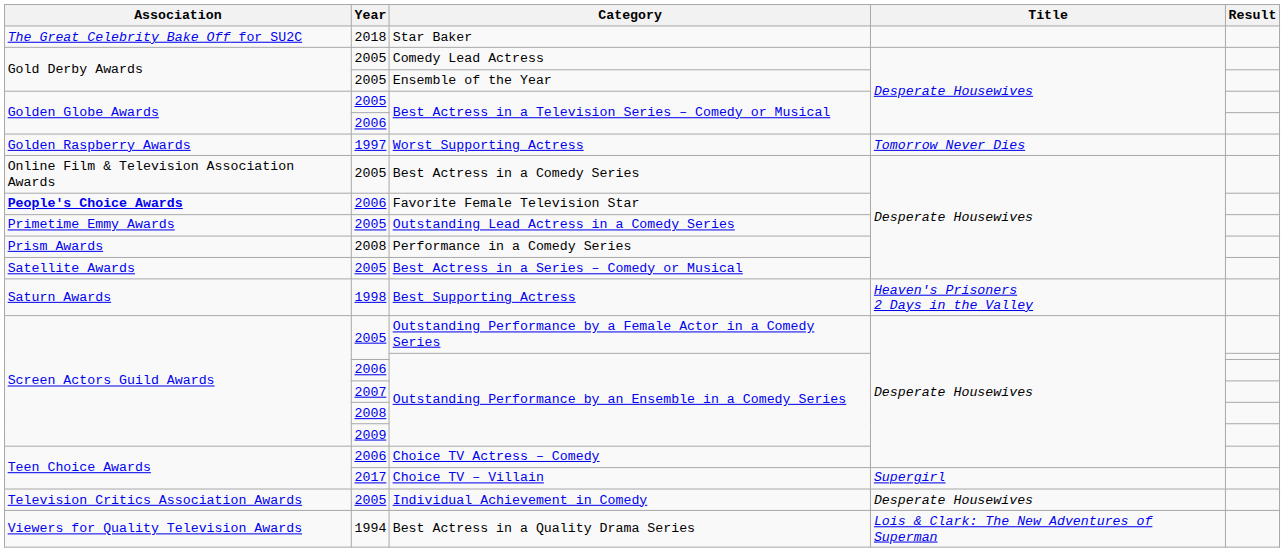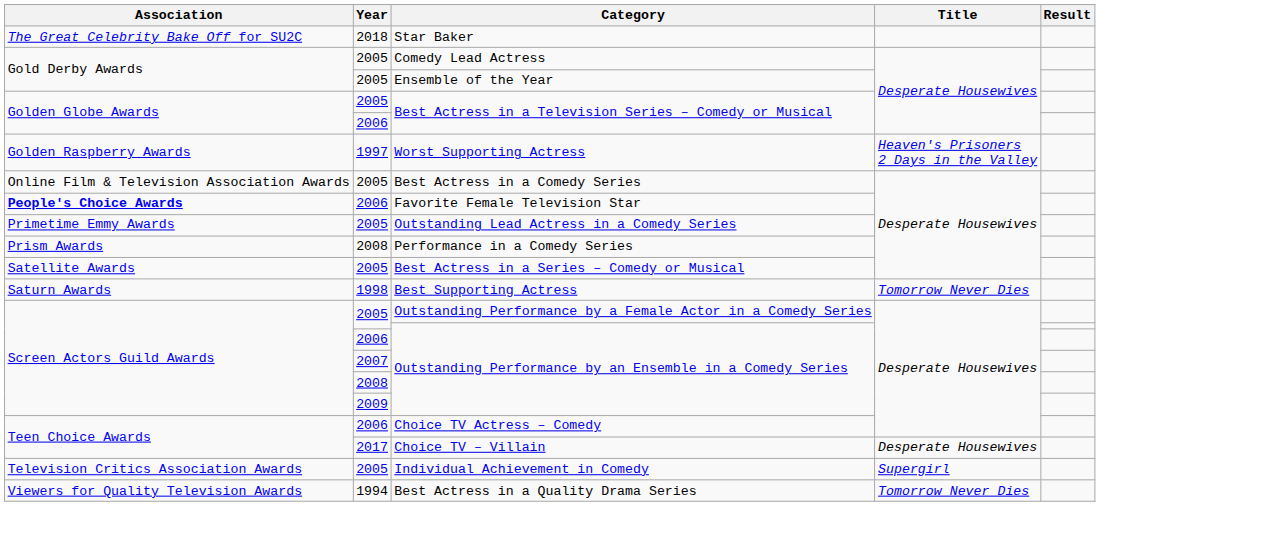(950, 145) Tomorrow Never Dies -> (958, 153) Heaven's Prisoners 2 Days in the Valley
(953, 298) Heaven's Prisoners 2 Days in the Valley -> (954, 290) Tomorrow Never Dies
(910, 478) Supergirl -> (958, 448) Desperate Housewives
(953, 500) Desperate Housewives -> (914, 469) Supergirl
(1013, 529) Lois & Clark: The New Adventures of Superman -> (954, 491) Tomorrow Never Dies
